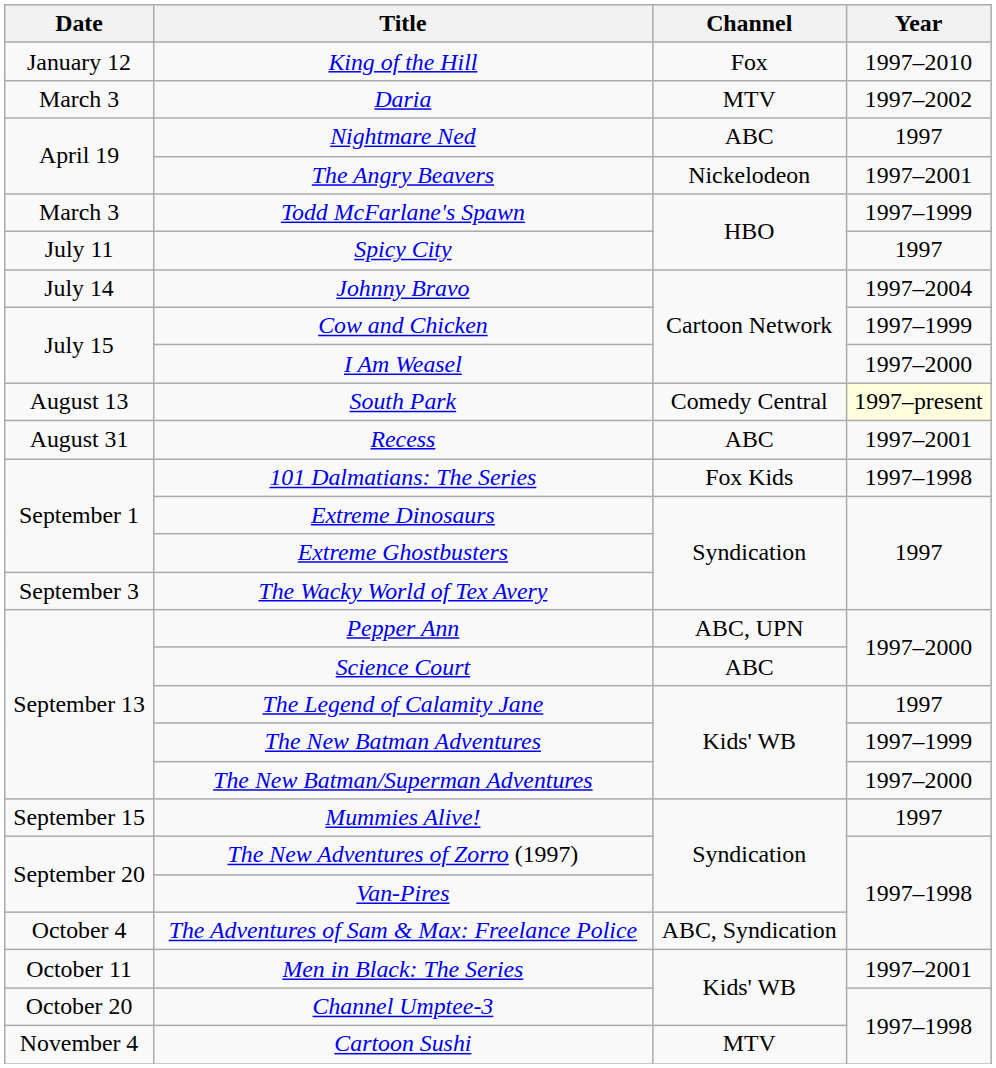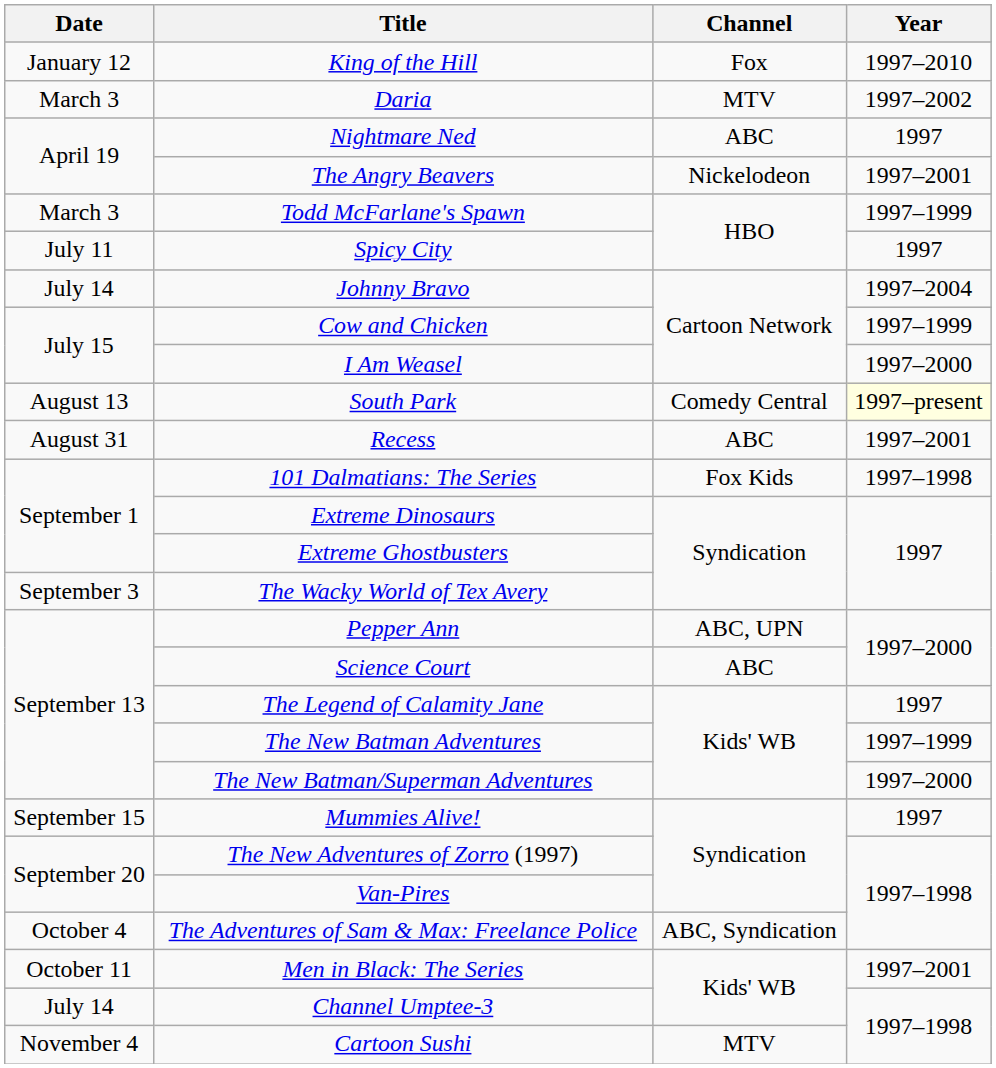(79, 1006) October 20 -> (79, 1006) July 14
